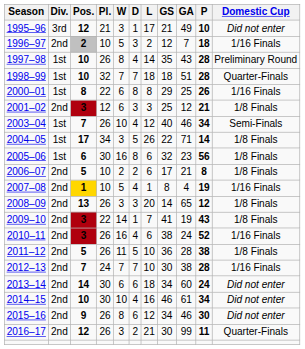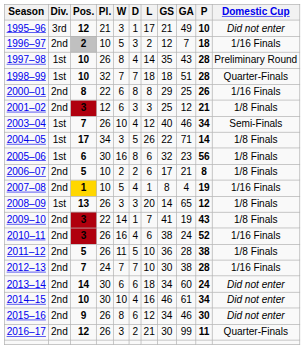(59, 92) 1st -> (59, 92) 2nd
(59, 204) 2nd -> (59, 204) 1st
